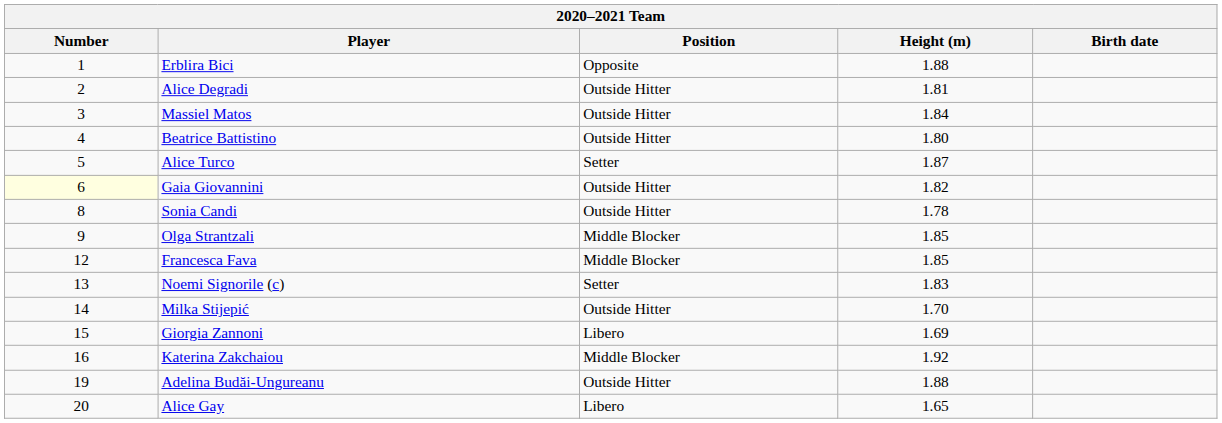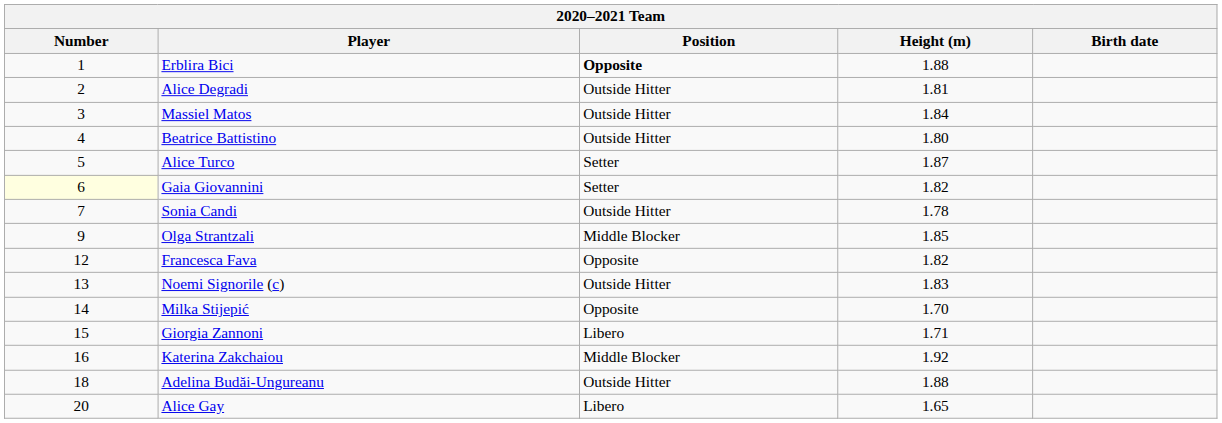(611, 65) normal -> (613, 65) bold
(627, 187) Outside Hitter -> (601, 187) Setter
(81, 211) 8 -> (81, 211) 7
(632, 260) Middle Blocker -> (611, 260) Opposite
(935, 260) 1.85 -> (935, 260) 1.82
(601, 284) Setter -> (627, 284) Outside Hitter
(627, 308) Outside Hitter -> (611, 308) Opposite
(935, 333) 1.69 -> (935, 333) 1.71
(81, 382) 19 -> (81, 382) 18
